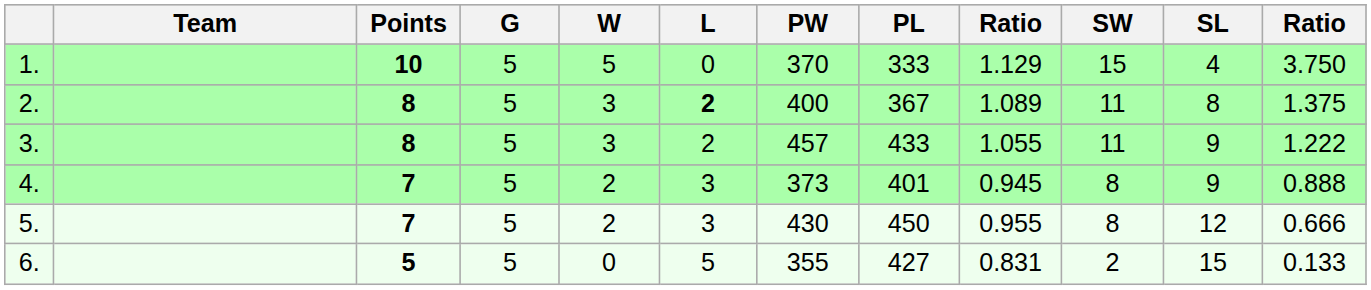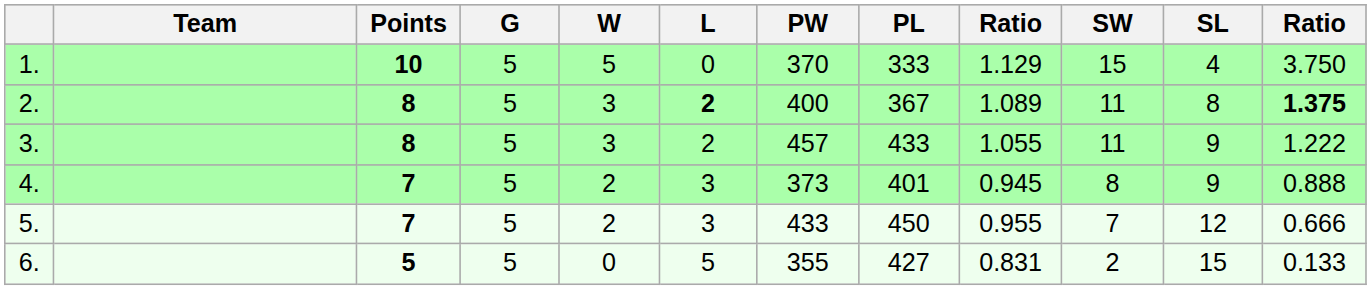(1314, 104) normal -> (1314, 104) bold
(808, 223) 430 -> (808, 223) 433
(1112, 223) 8 -> (1112, 223) 7
